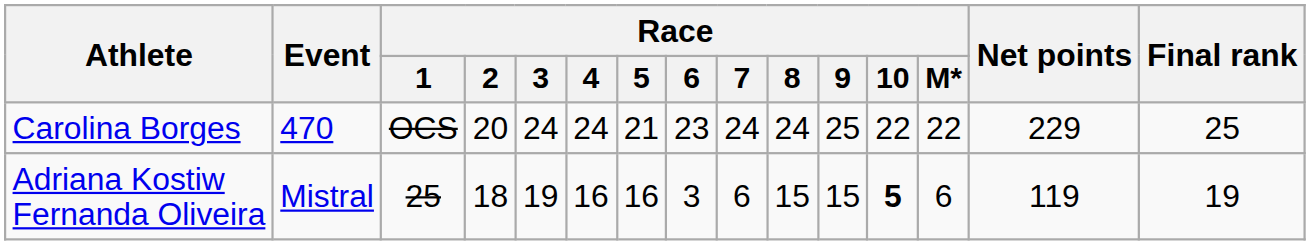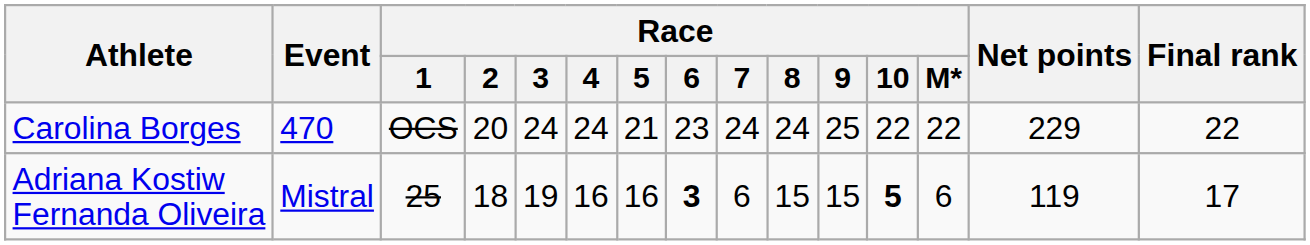(1222, 128) 25 -> (1222, 128) 22
(692, 196) normal -> (692, 196) bold
(1222, 196) 19 -> (1222, 196) 17
